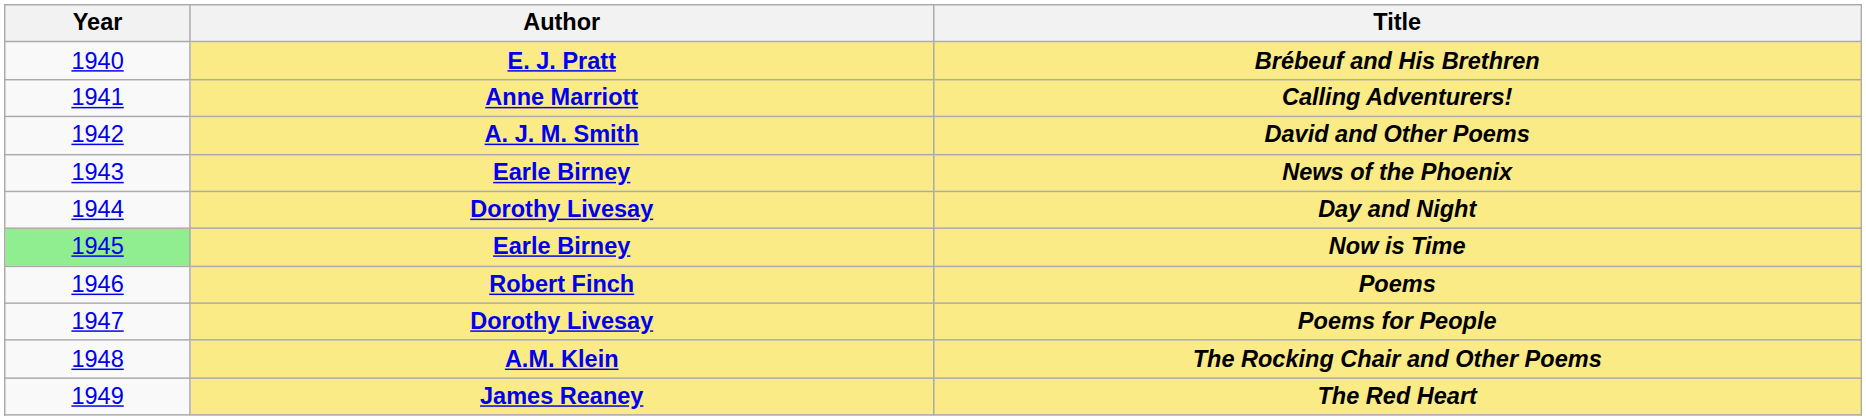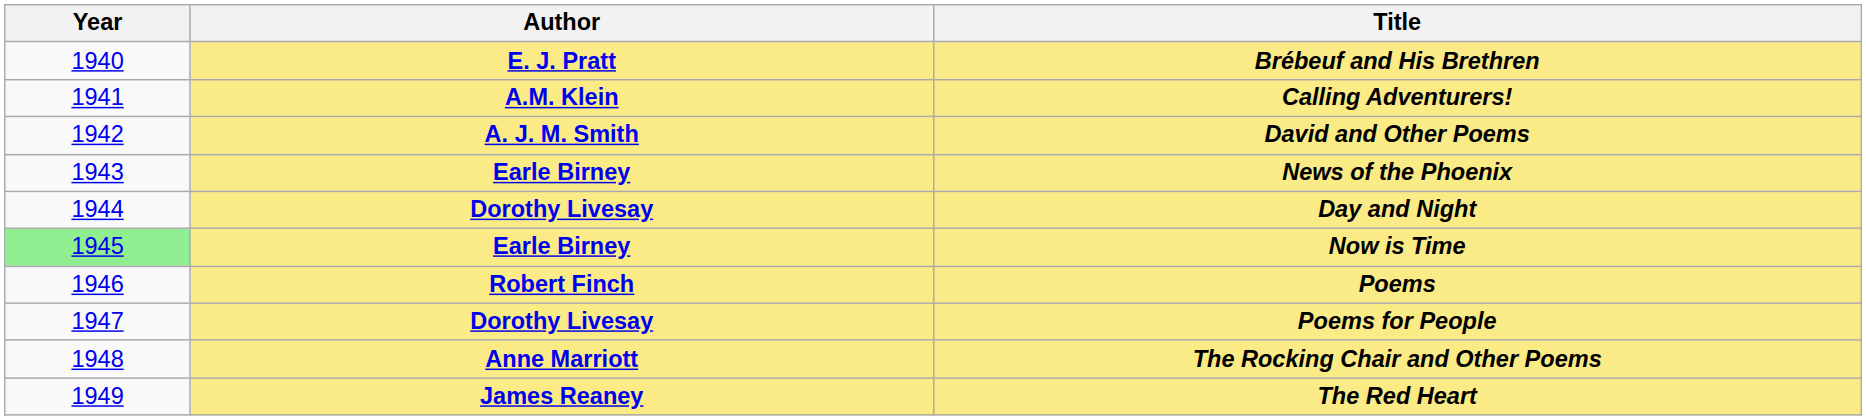(562, 97) Anne Marriott -> (562, 97) A.M. Klein
(562, 358) A.M. Klein -> (562, 358) Anne Marriott
